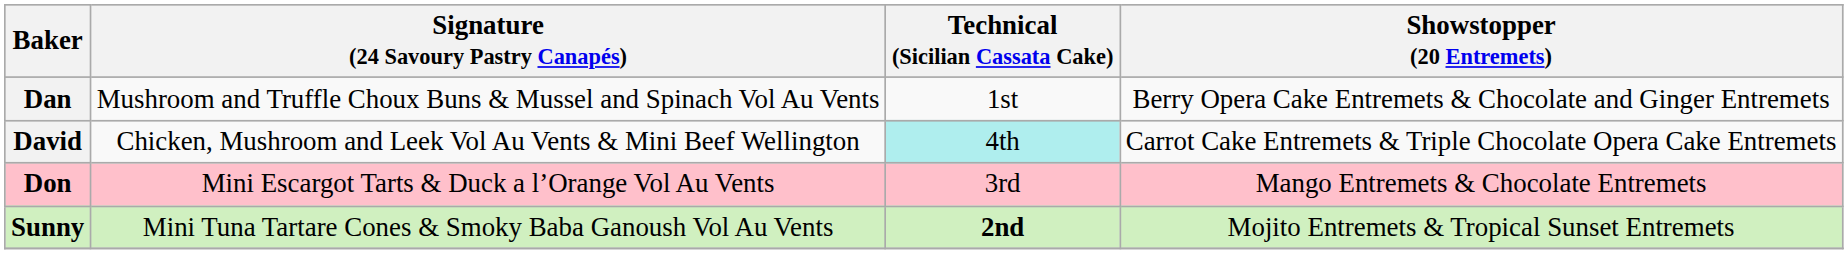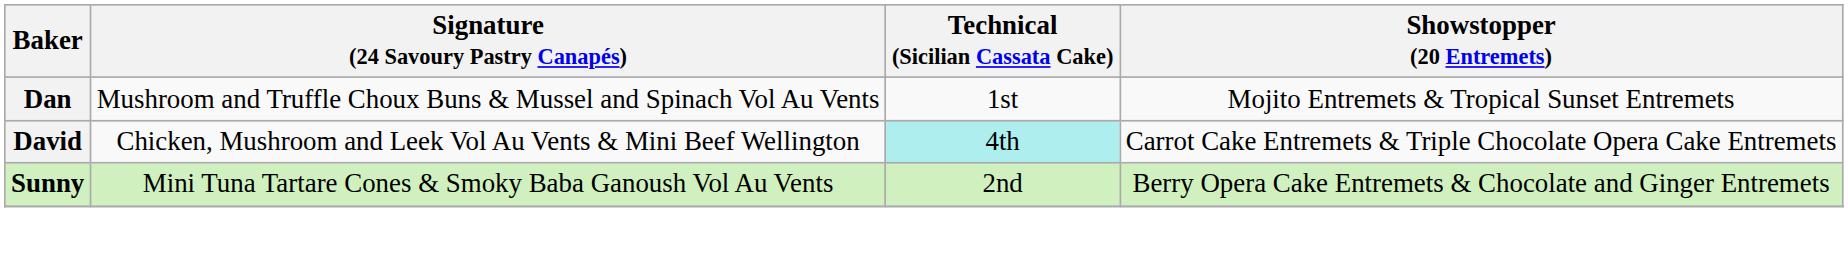(1481, 98) Berry Opera Cake Entremets & Chocolate and Ginger Entremets -> (1481, 98) Mojito Entremets & Tropical Sunset Entremets
- row: (48, 183)
(1003, 226) bold -> (1003, 183) normal
(1481, 226) Mojito Entremets & Tropical Sunset Entremets -> (1481, 183) Berry Opera Cake Entremets & Chocolate and Ginger Entremets
